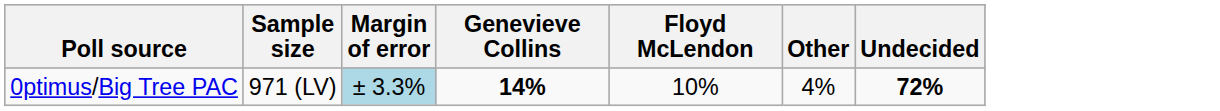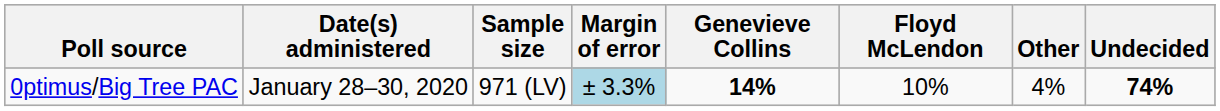+ column: (358, 37)
(920, 86) 72% -> (1150, 86) 74%
